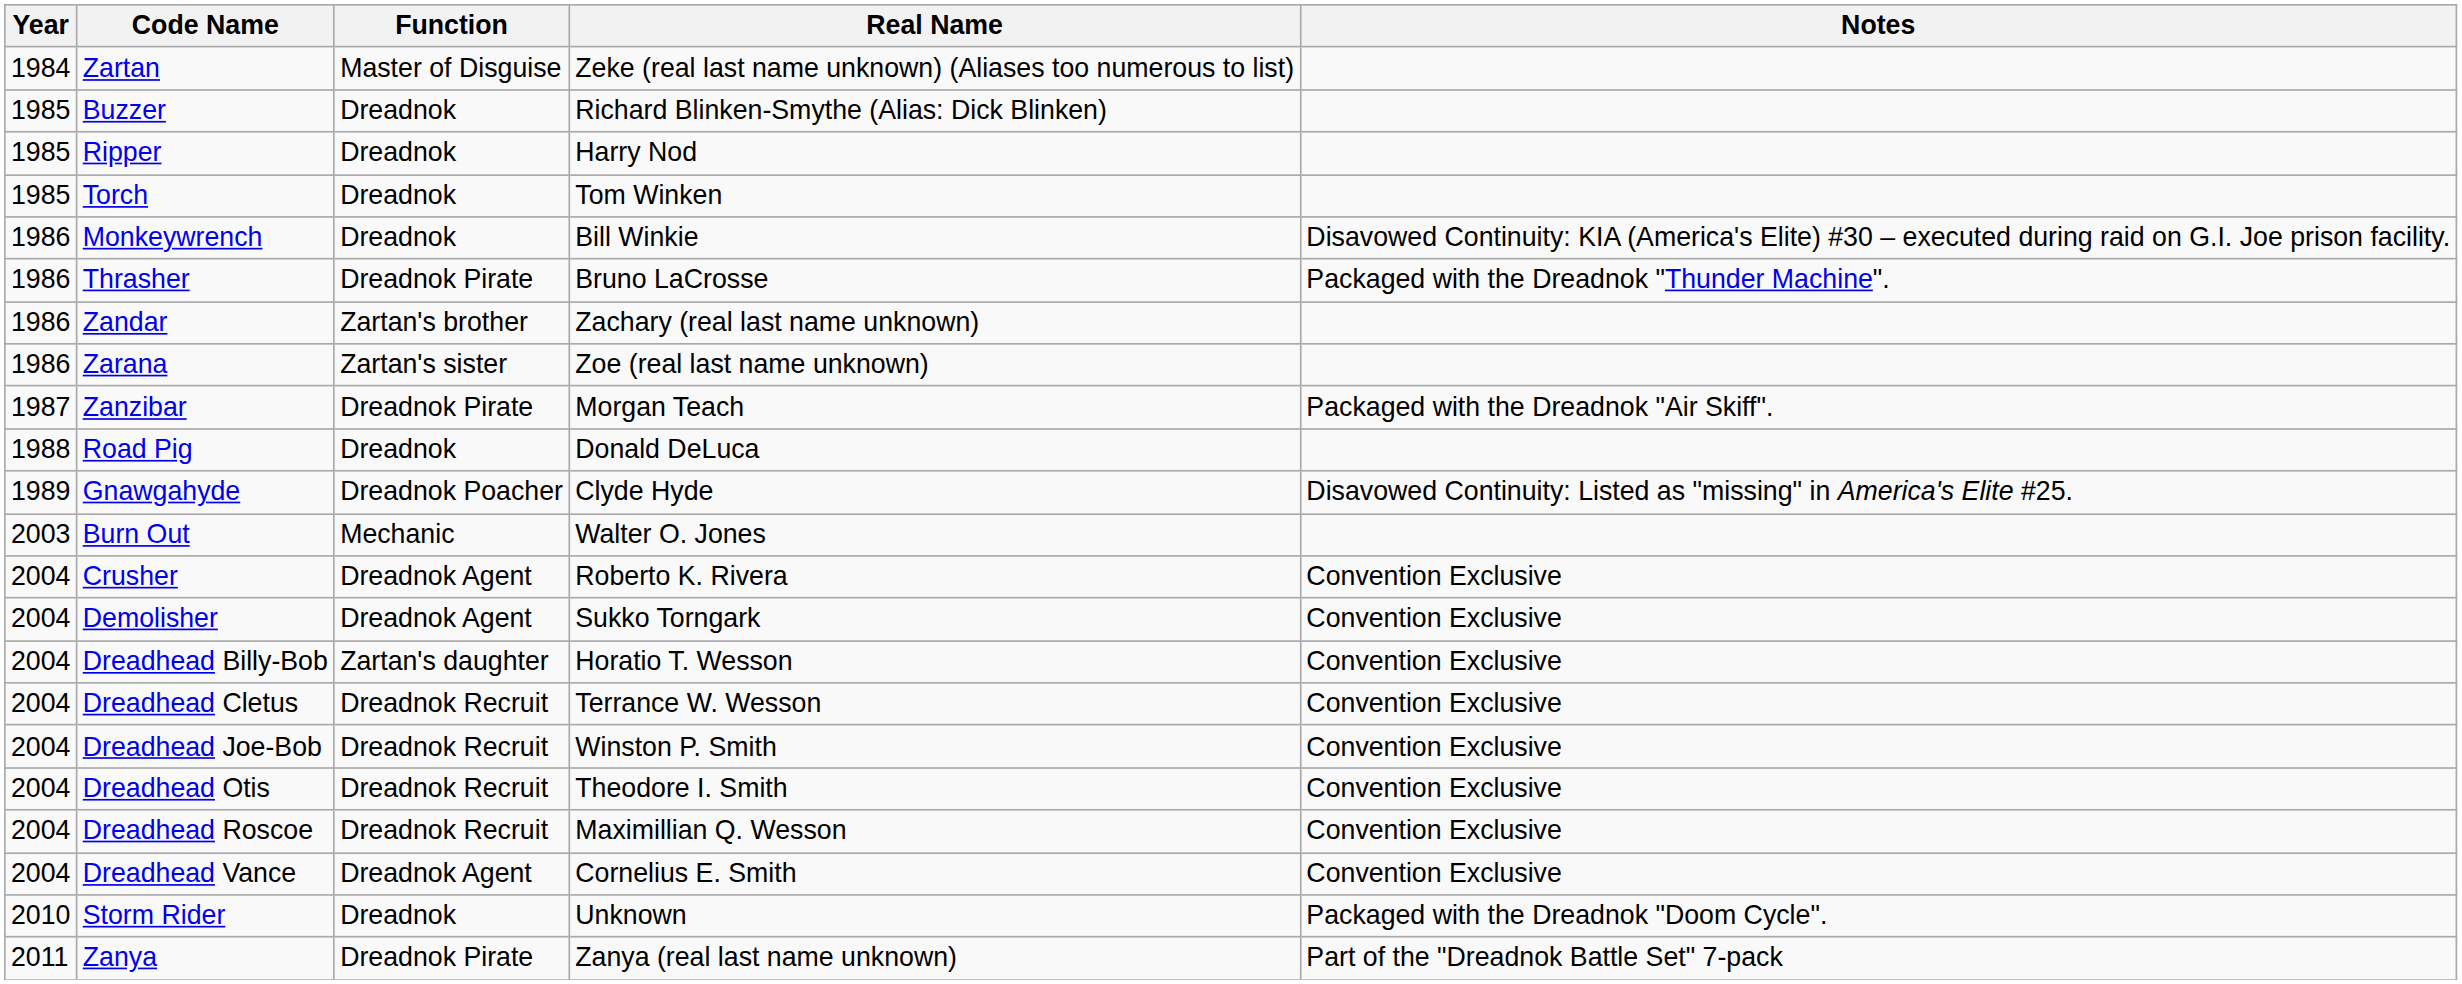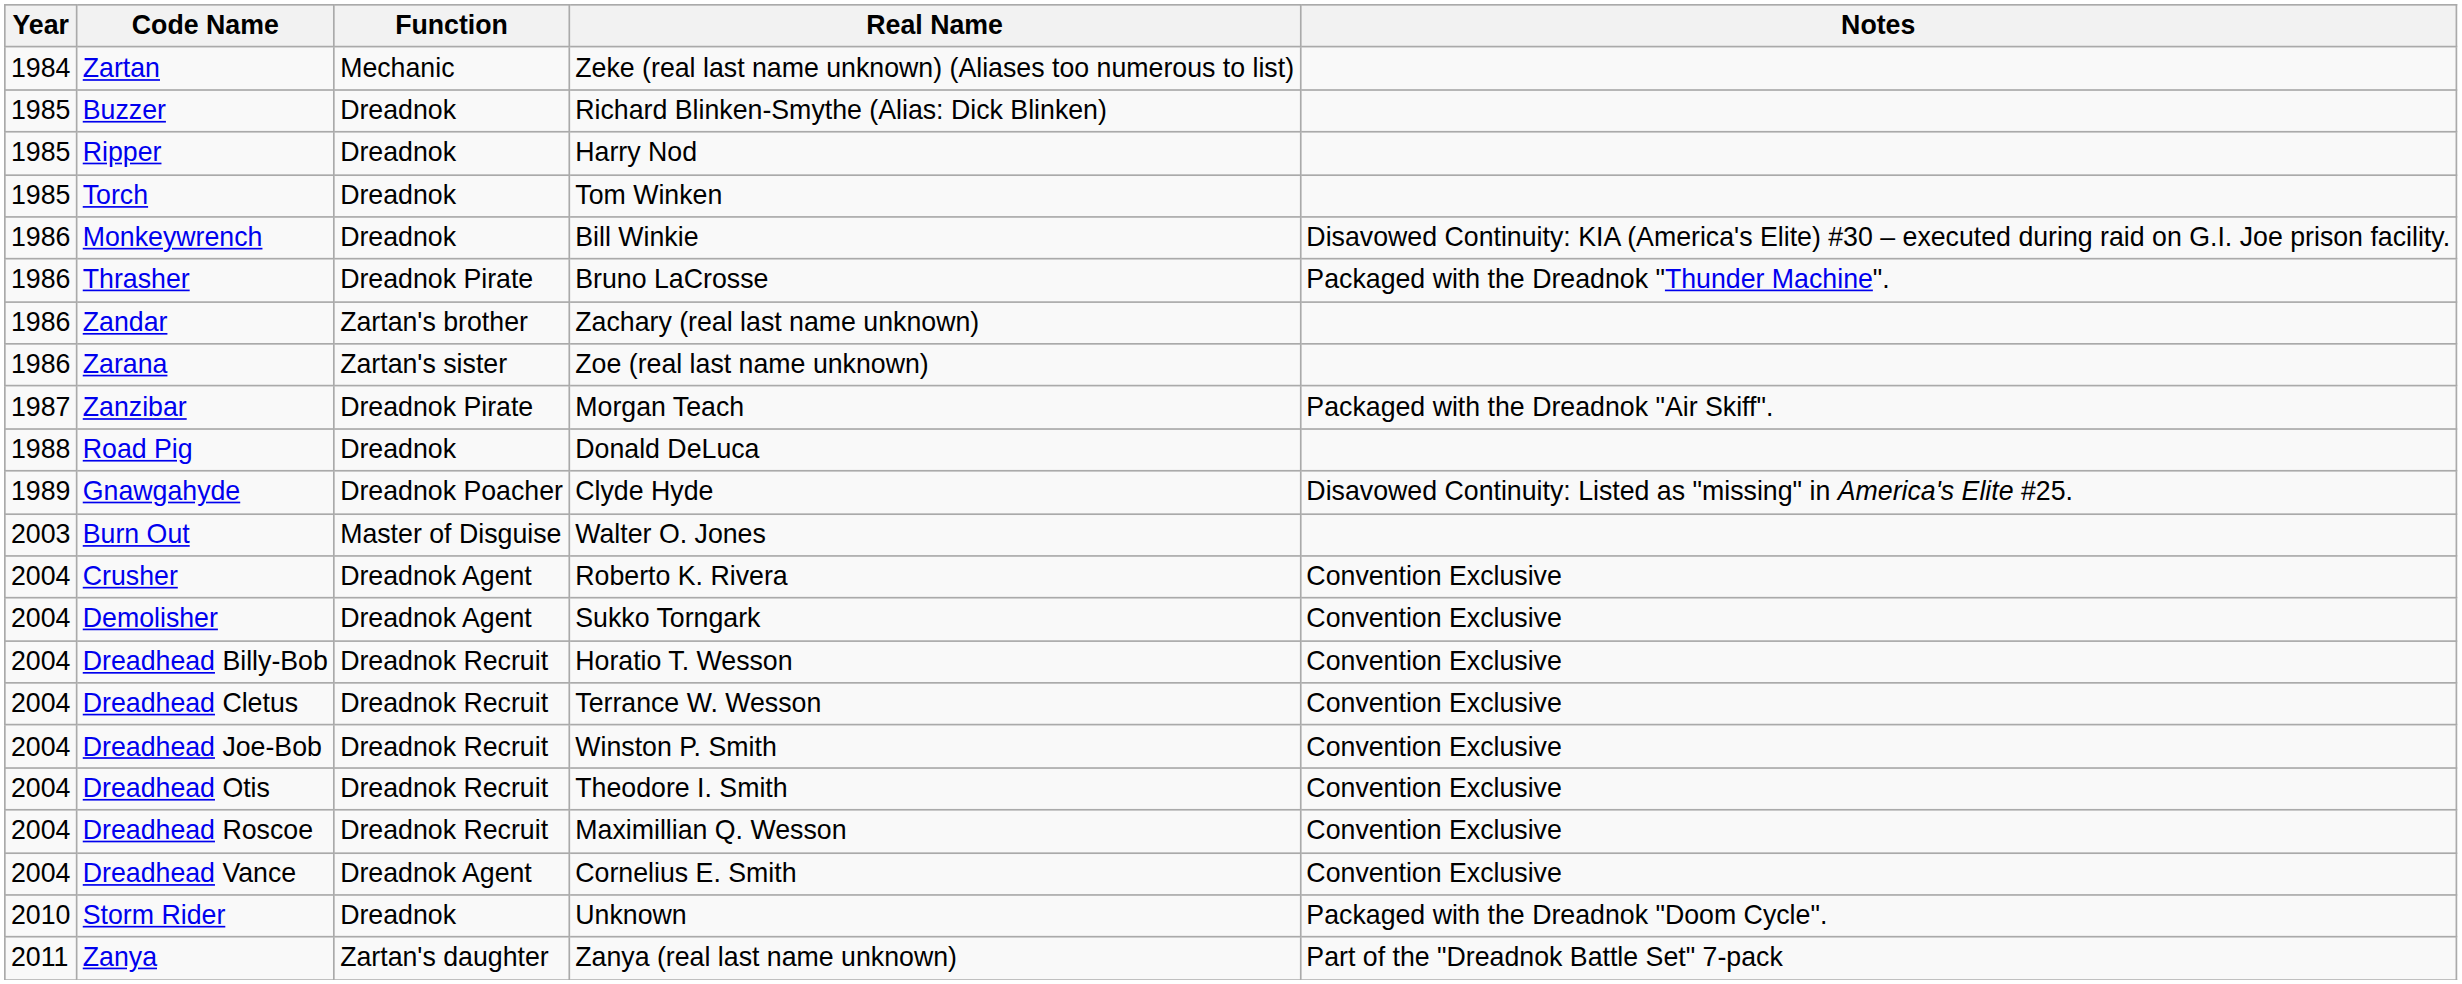(451, 68) Master of Disguise -> (397, 68) Mechanic
(397, 534) Mechanic -> (451, 534) Master of Disguise
(444, 661) Zartan's daughter -> (444, 661) Dreadnok Recruit
(437, 957) Dreadnok Pirate -> (444, 957) Zartan's daughter
